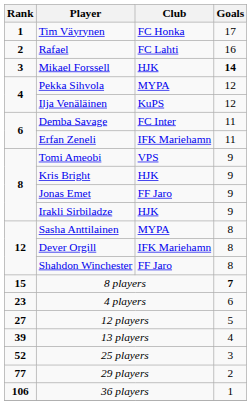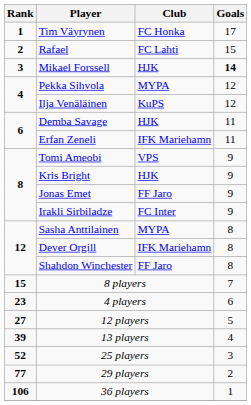(230, 49) 16 -> (230, 49) 15
(157, 121) FC Inter -> (148, 121) HJK
(148, 211) HJK -> (157, 211) FC Inter
(230, 283) bold -> (230, 283) normal
